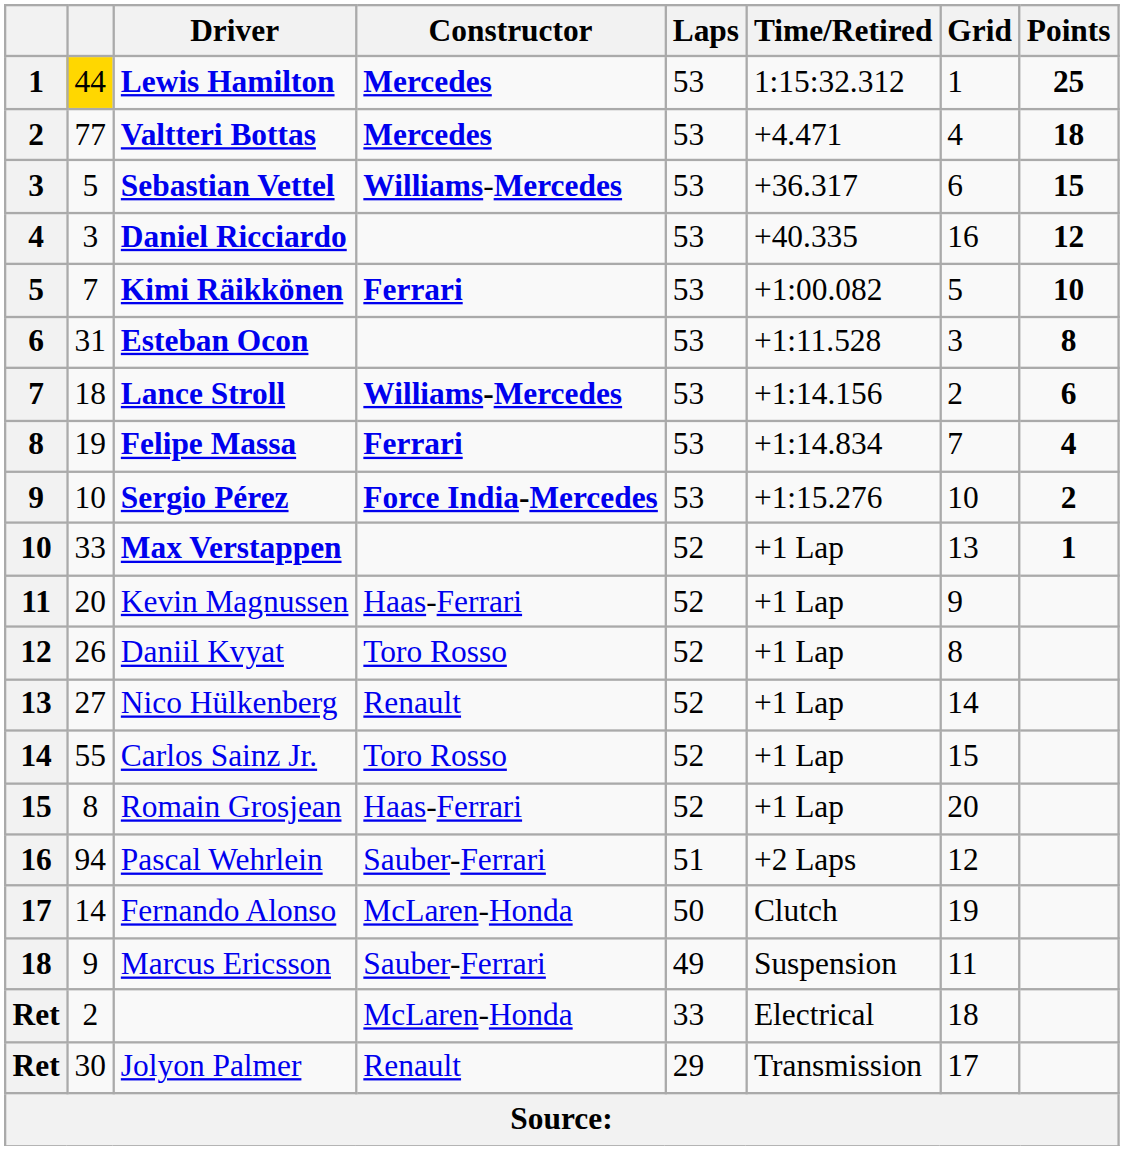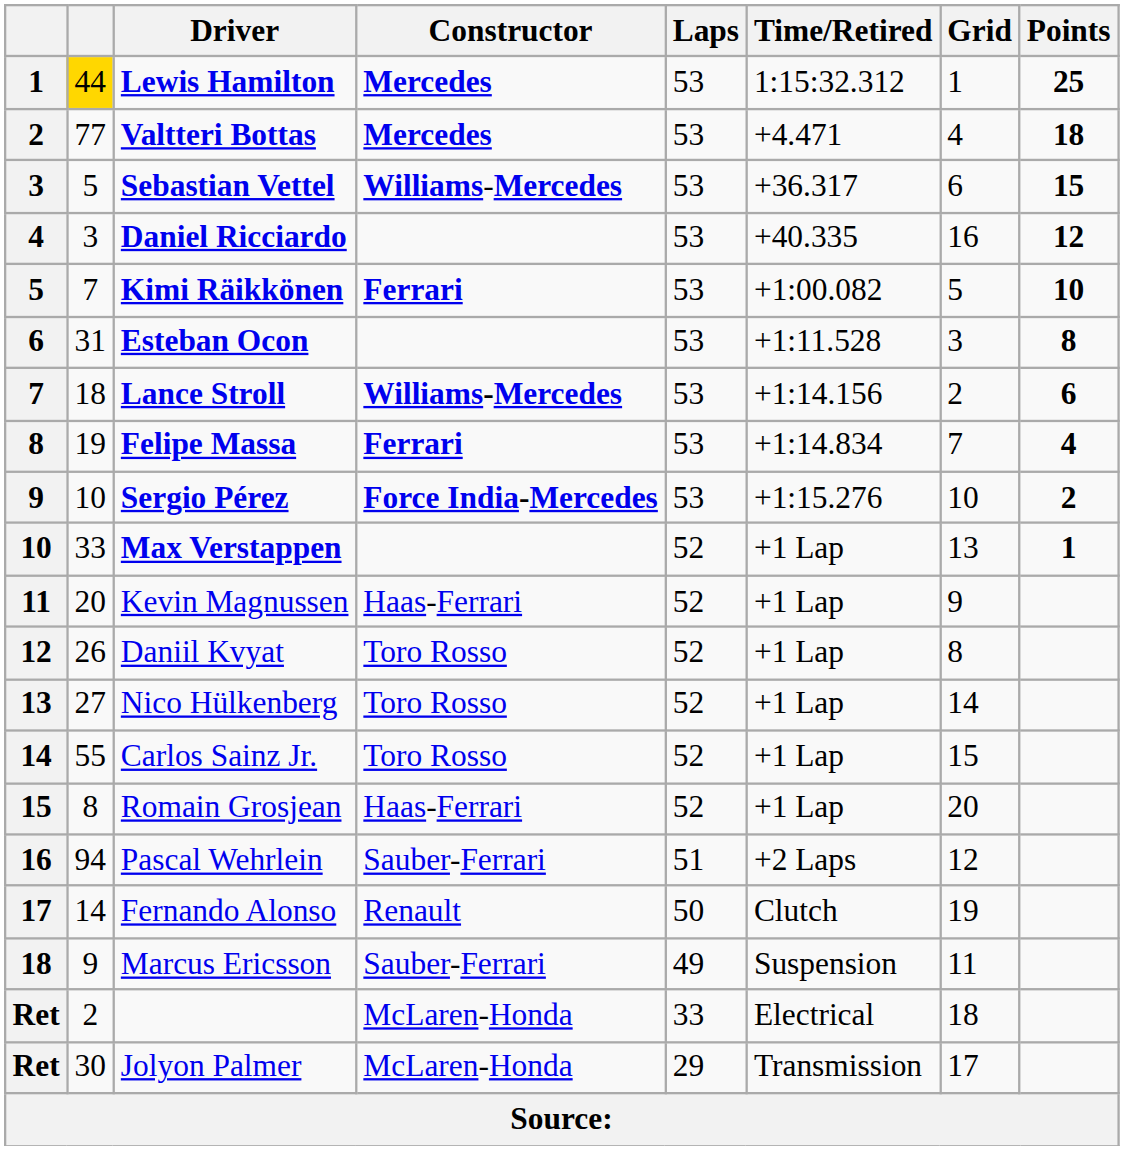(412, 703) Renault -> (435, 703) Toro Rosso
(468, 911) McLaren-Honda -> (412, 911) Renault
(412, 1066) Renault -> (468, 1066) McLaren-Honda
